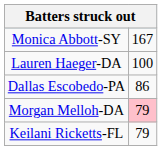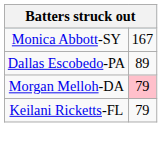- row: (66, 63)
(142, 87) 86 -> (142, 63) 89
